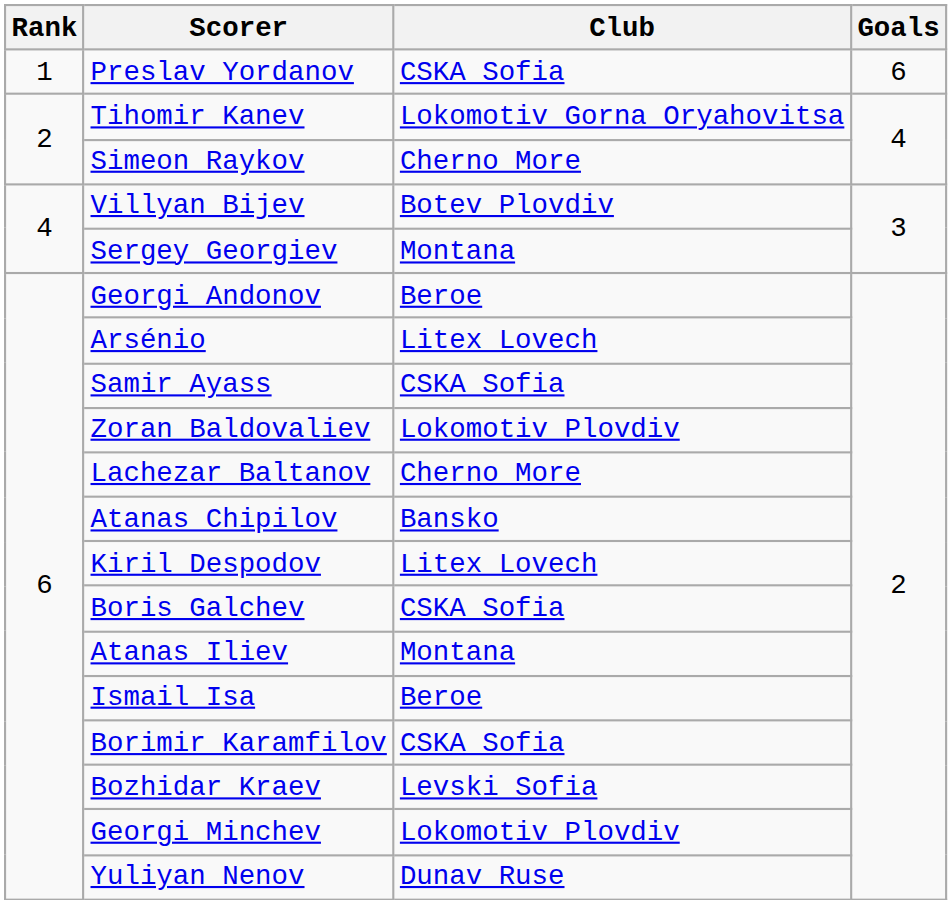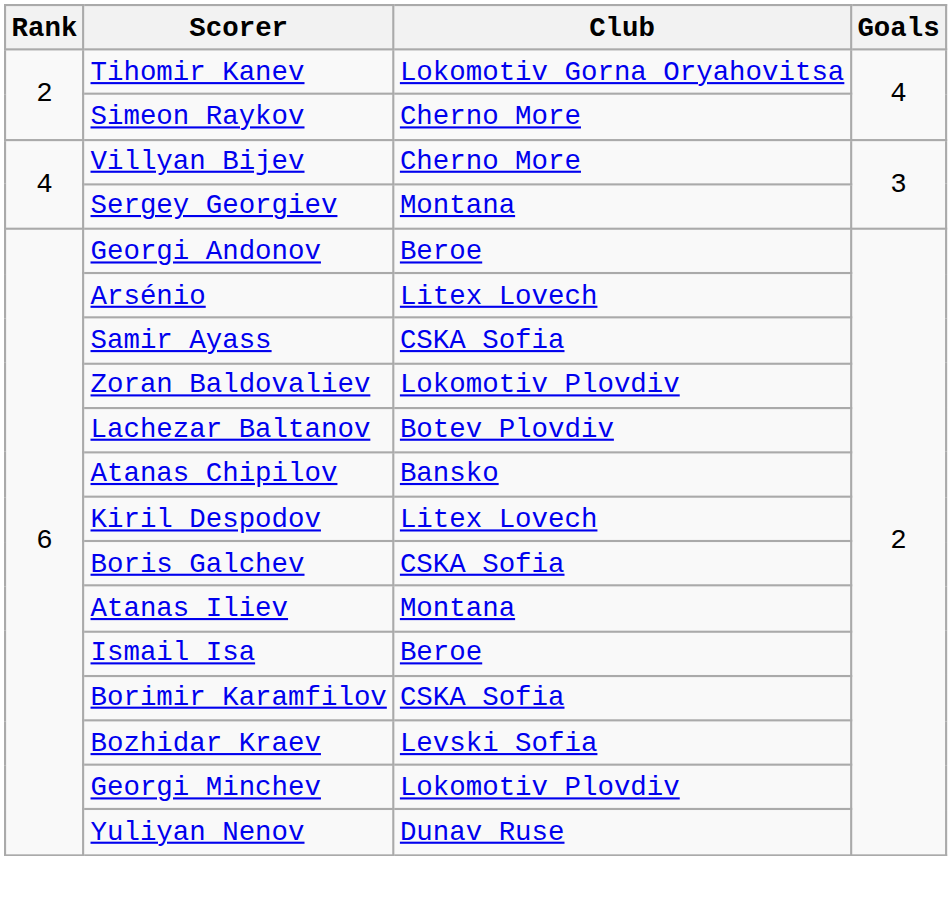- row: (222, 72)
(507, 206) Botev Plovdiv -> (490, 162) Cherno More
(490, 474) Cherno More -> (507, 430) Botev Plovdiv
